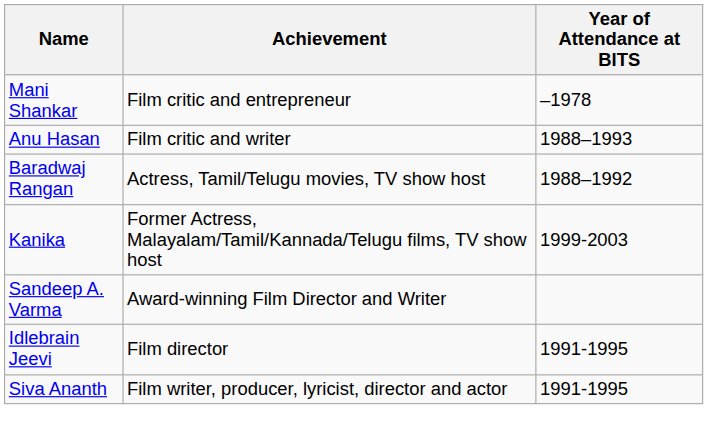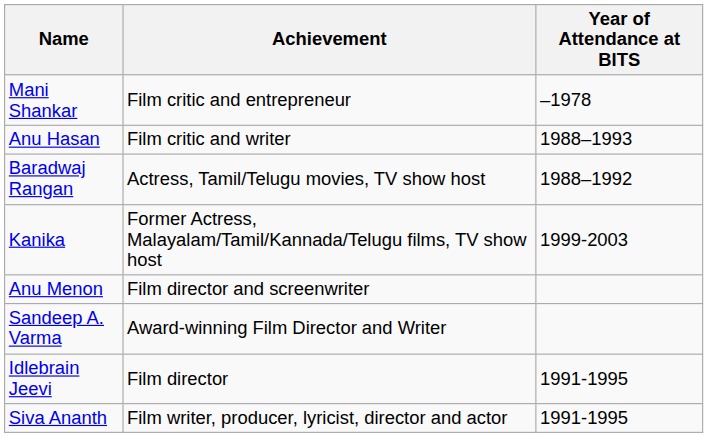+ row: (56, 289)
